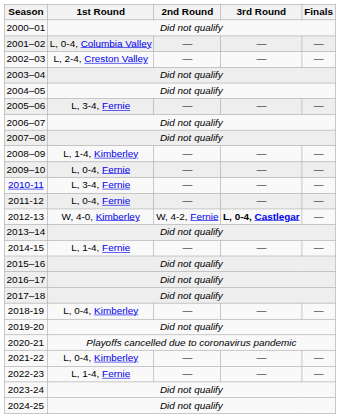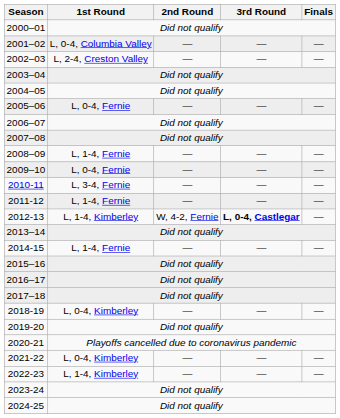(101, 106) L, 3-4, Fernie -> (101, 106) L, 0-4, Fernie
(101, 153) L, 1-4, Kimberley -> (101, 153) L, 1-4, Fernie
(101, 201) L, 0-4, Fernie -> (101, 201) L, 1-4, Fernie
(101, 216) W, 4-0, Kimberley -> (101, 216) L, 1-4, Kimberley
(101, 374) L, 1-4, Fernie -> (101, 374) L, 1-4, Kimberley
